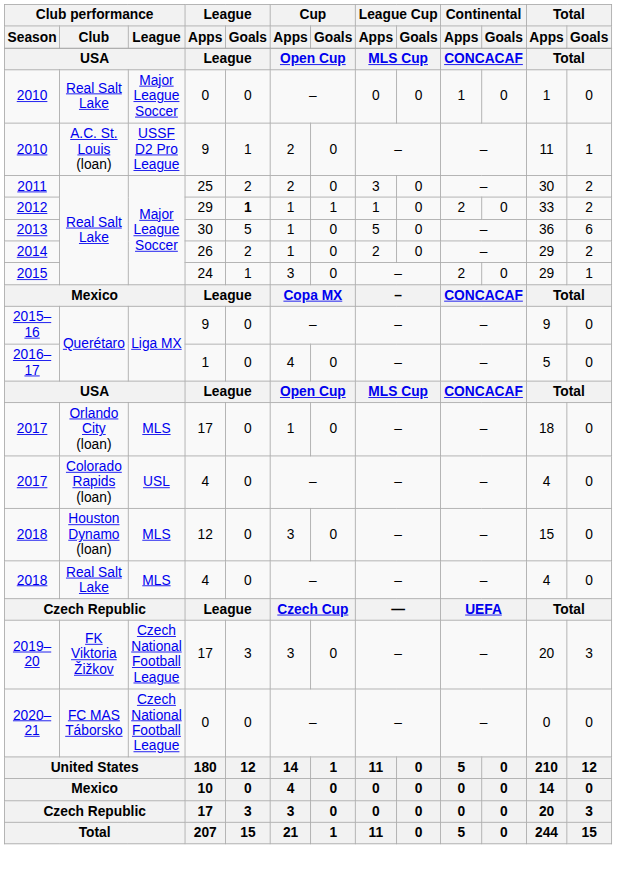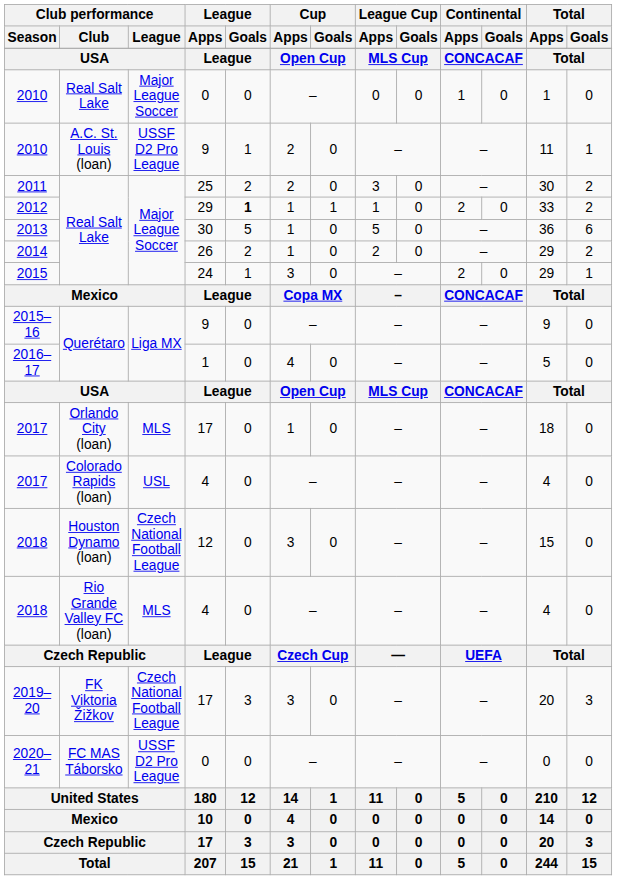(156, 534) MLS -> (156, 542) Czech National Football League
(94, 579) Real Salt Lake -> (94, 610) Rio Grande Valley FC (loan)
(156, 722) Czech National Football League -> (156, 761) USSF D2 Pro League
